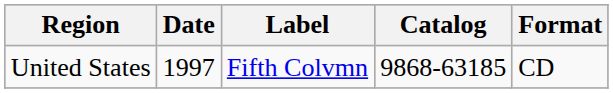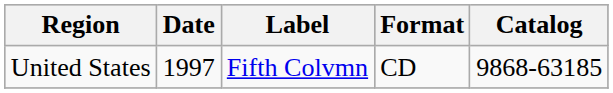columns swapped: (560, 25) <-> (443, 25)
